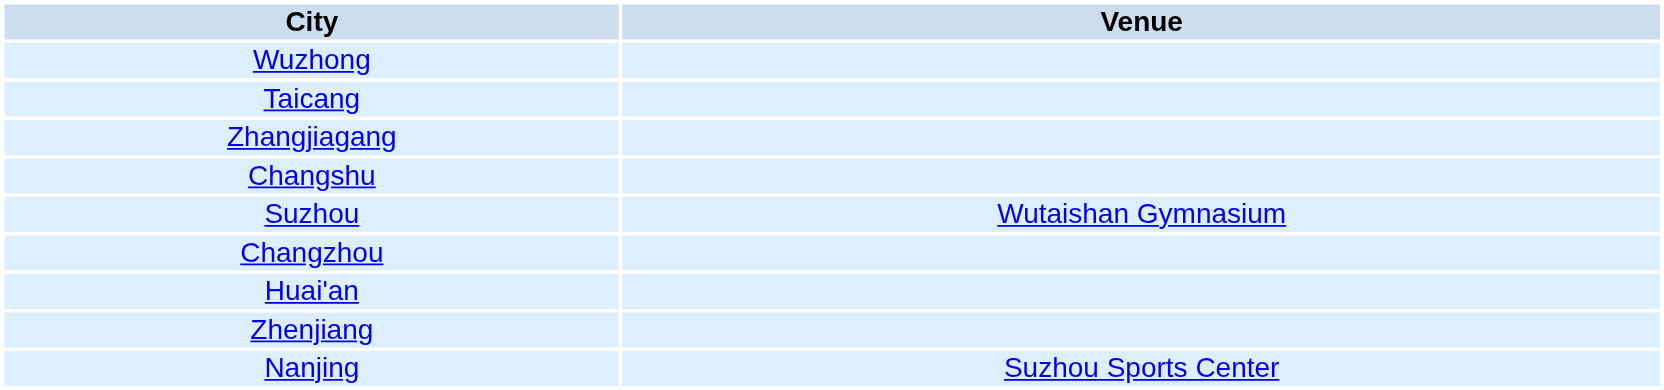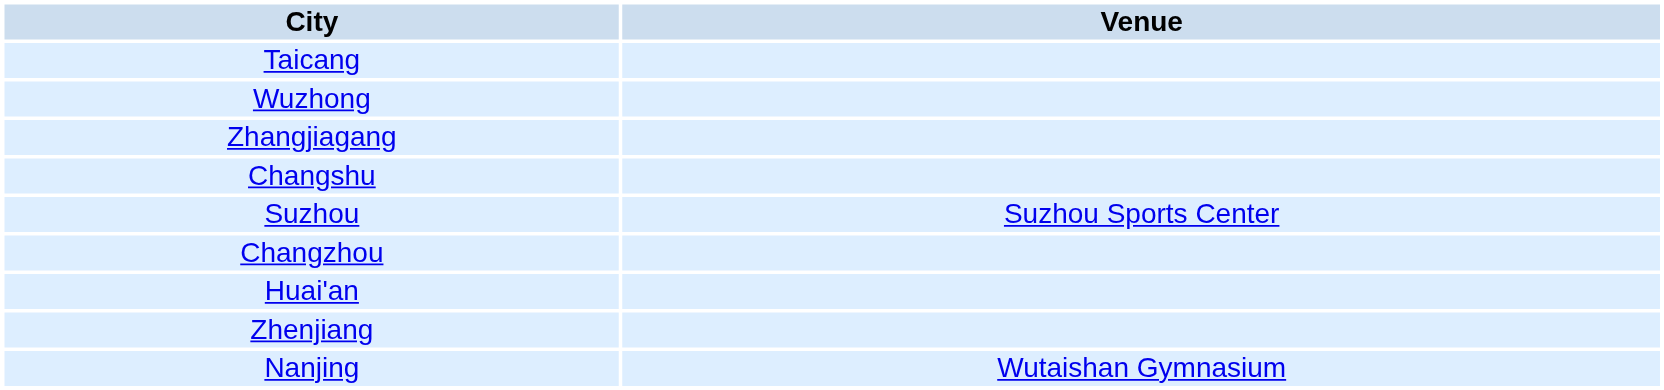rows swapped: (312, 60) <-> (312, 98)
(1142, 214) Wutaishan Gymnasium -> (1142, 214) Suzhou Sports Center
(1142, 368) Suzhou Sports Center -> (1142, 368) Wutaishan Gymnasium
